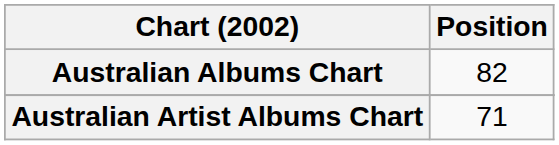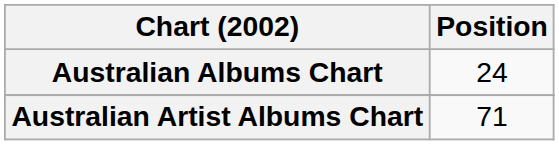(492, 71) 82 -> (492, 71) 24
